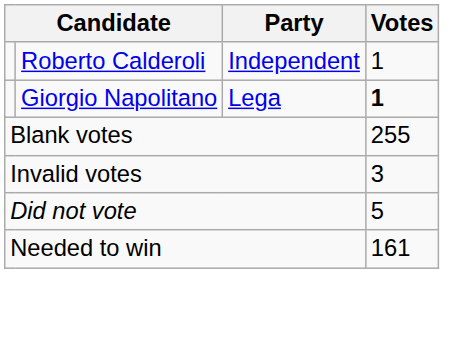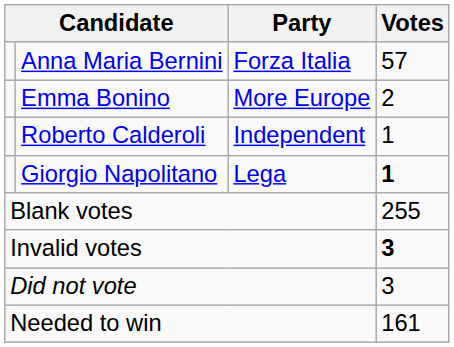+ row: (122, 60)
+ row: (95, 98)
(377, 173) normal -> (388, 248) bold
(377, 211) 5 -> (388, 286) 3
